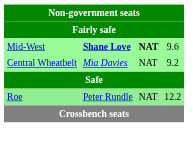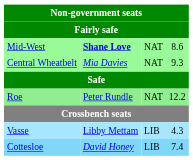(149, 47) bold -> (153, 47) normal
(173, 47) 9.6 -> (177, 47) 8.6
(173, 63) 9.2 -> (177, 63) 9.3
+ row: (18, 131)
+ row: (25, 147)
